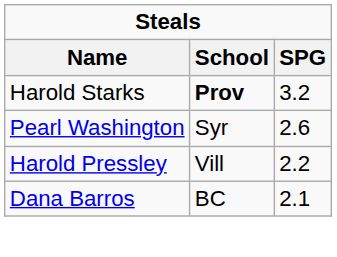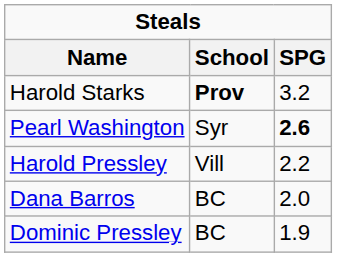(295, 127) normal -> (295, 127) bold
(295, 198) 2.1 -> (295, 198) 2.0
+ row: (96, 233)
